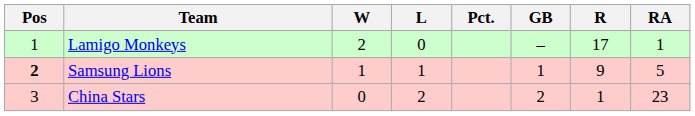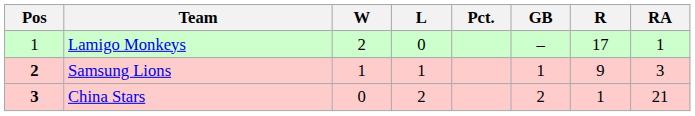(660, 70) 5 -> (660, 70) 3
(34, 96) normal -> (34, 96) bold
(660, 96) 23 -> (660, 96) 21
